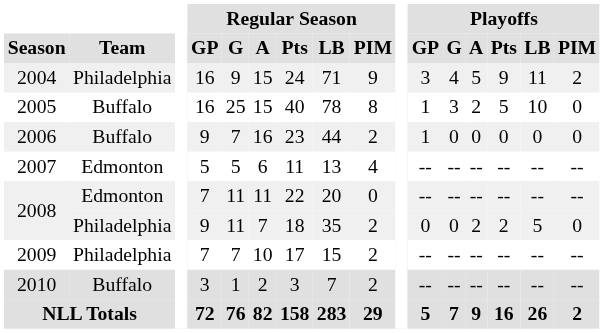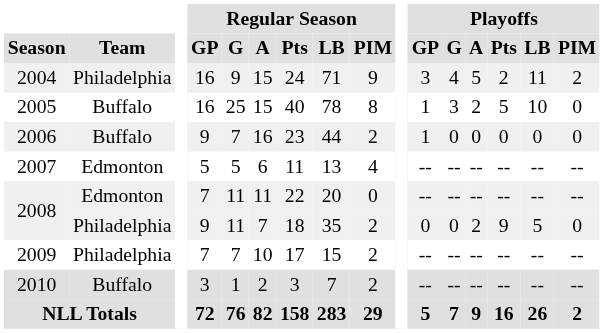(504, 77) 9 -> (504, 77) 2
(504, 225) 2 -> (504, 225) 9
